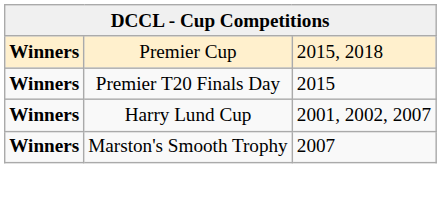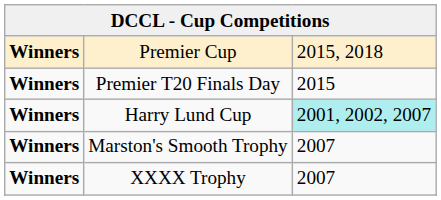(364, 114) no background -> (364, 114) paleturquoise background
+ row: (188, 178)
